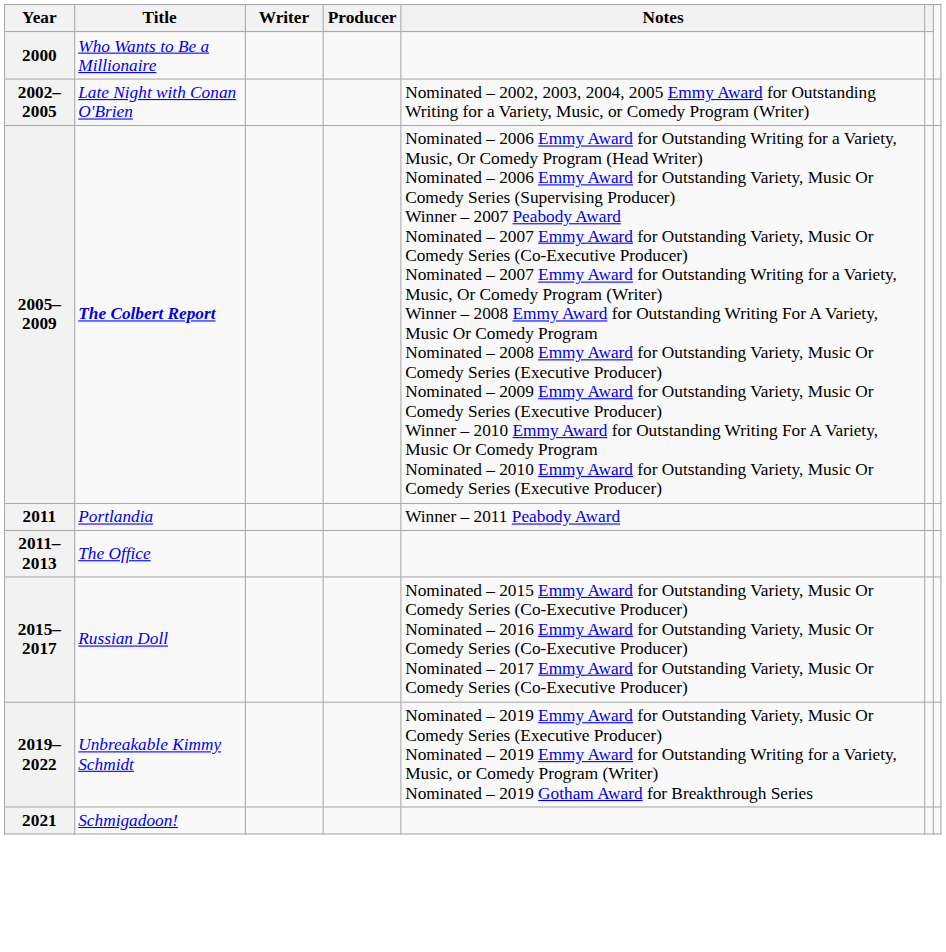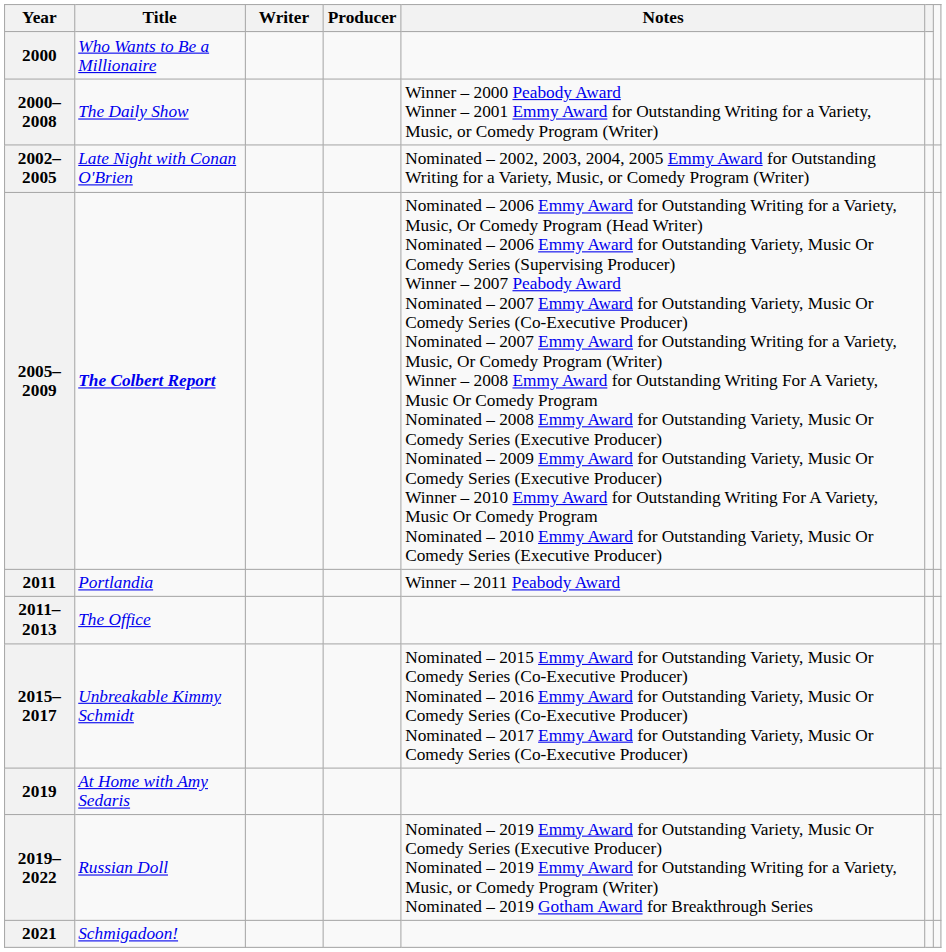+ row: (39, 111)
(123, 639) Russian Doll -> (150, 705) Unbreakable Kimmy Schmidt
+ row: (39, 791)
(150, 754) Unbreakable Kimmy Schmidt -> (123, 867) Russian Doll
